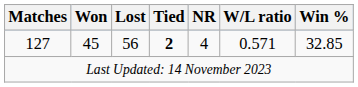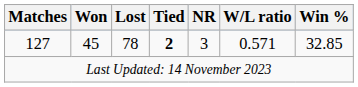(130, 43) 56 -> (130, 43) 78
(204, 43) 4 -> (204, 43) 3
